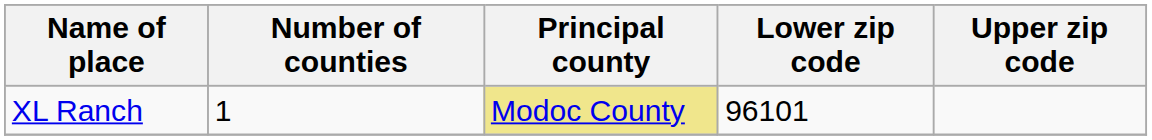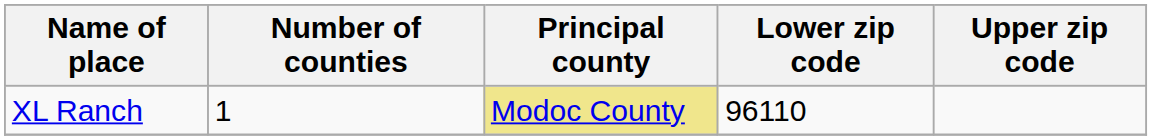(767, 109) 96101 -> (766, 109) 96110
